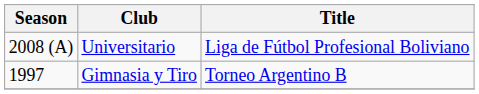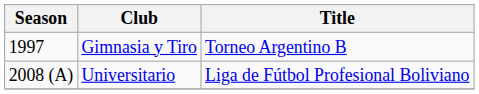rows swapped: (139, 74) <-> (128, 46)
